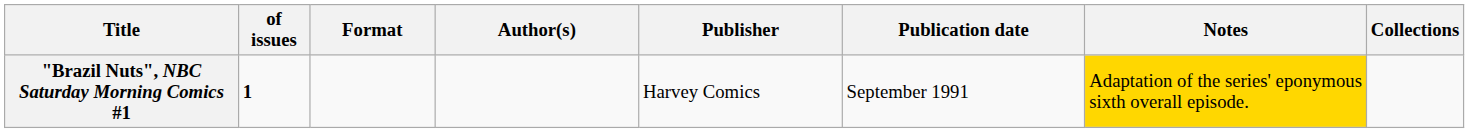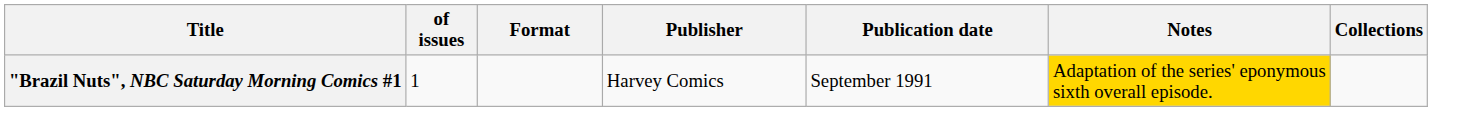- column: (537, 29)
(247, 91) bold -> (415, 80) normal
